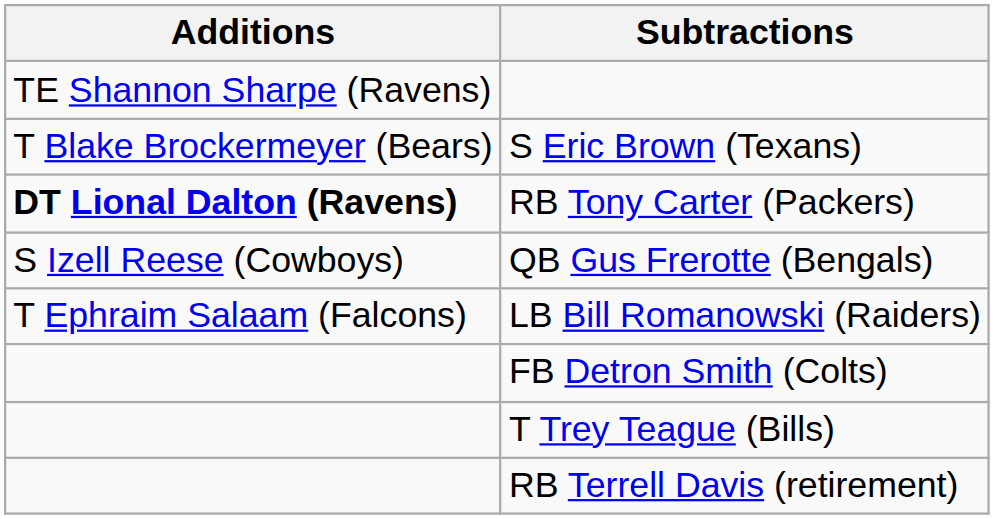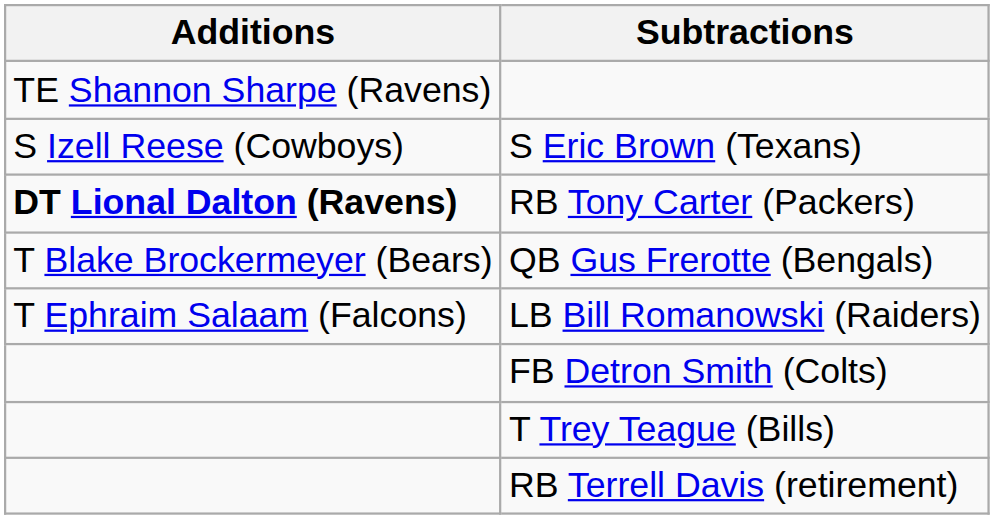(253, 145) T Blake Brockermeyer (Bears) -> (209, 145) S Izell Reese (Cowboys)
(209, 259) S Izell Reese (Cowboys) -> (253, 259) T Blake Brockermeyer (Bears)
